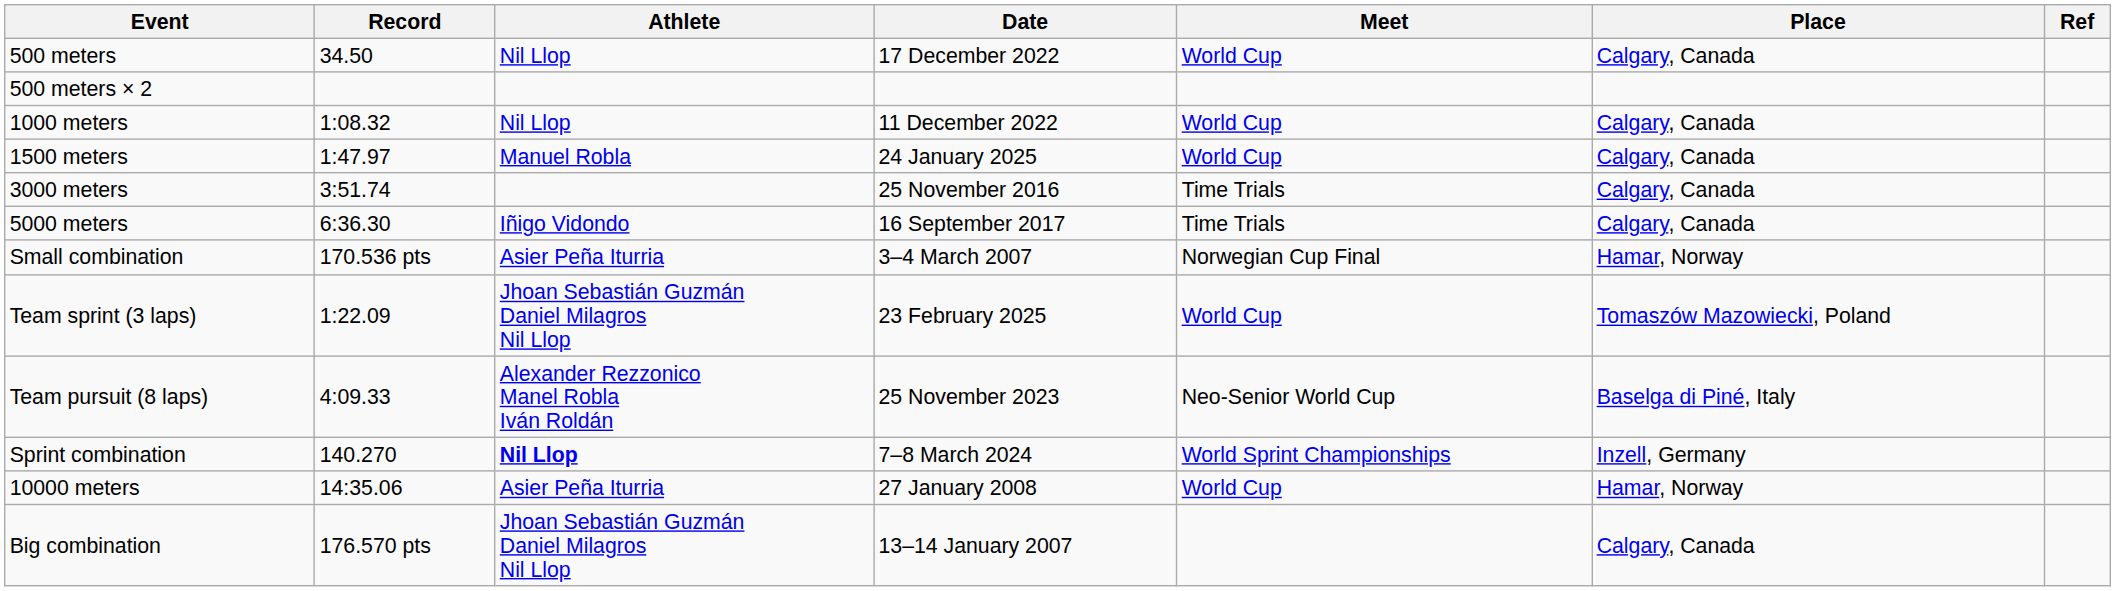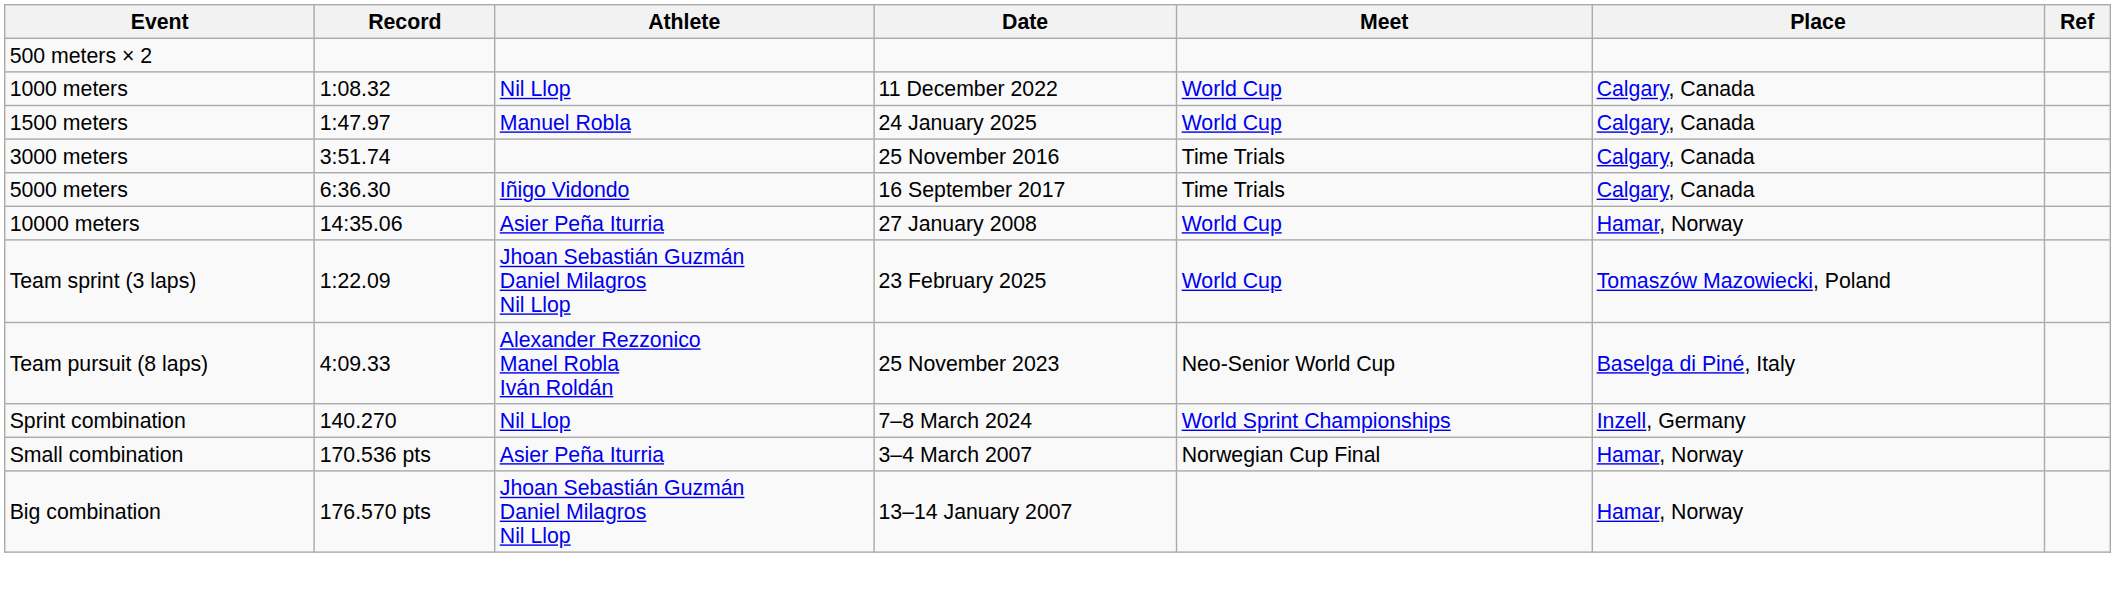- row: (63, 55)
rows swapped: (75, 487) <-> (97, 258)
(539, 454) bold -> (535, 420) normal
(1676, 545) Calgary, Canada -> (1670, 511) Hamar, Norway
